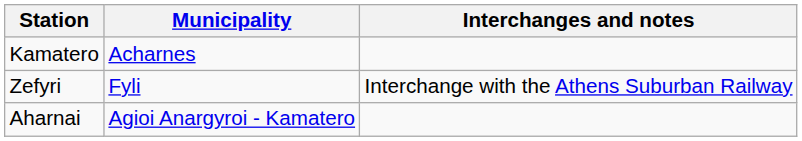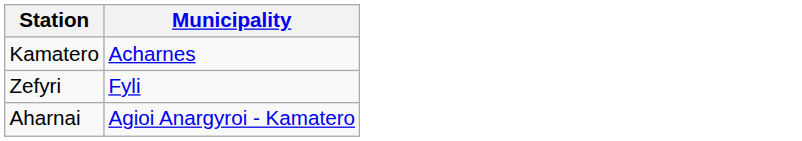- column: (579, 20)
